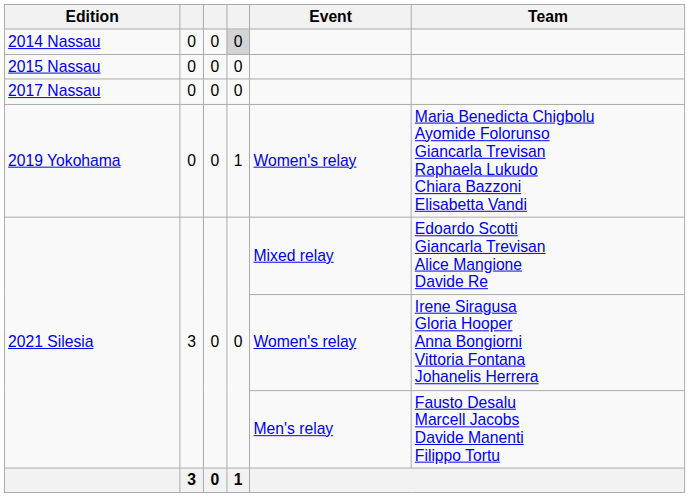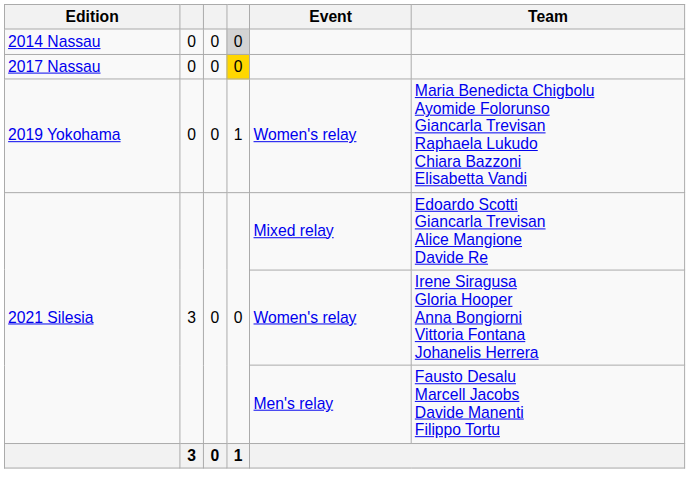- row: (54, 66)
(238, 91) no background -> (238, 66) gold background
